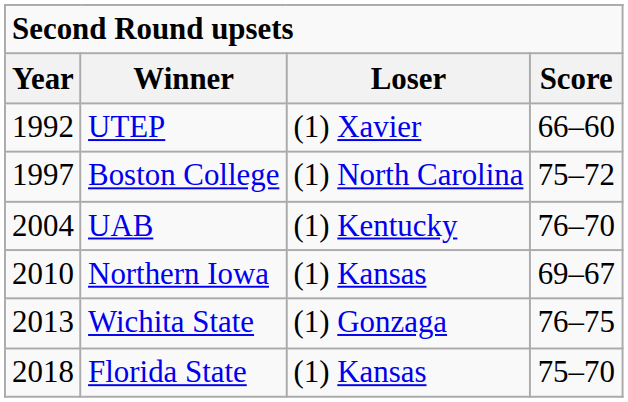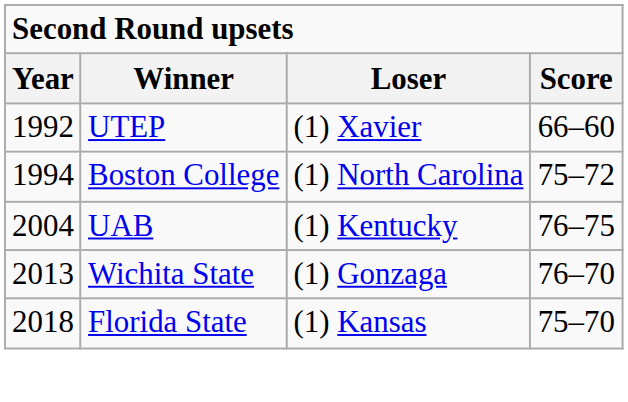(43, 175) 1997 -> (43, 175) 1994
(576, 224) 76–70 -> (576, 224) 76–75
- row: (179, 273)
(576, 322) 76–75 -> (576, 273) 76–70
